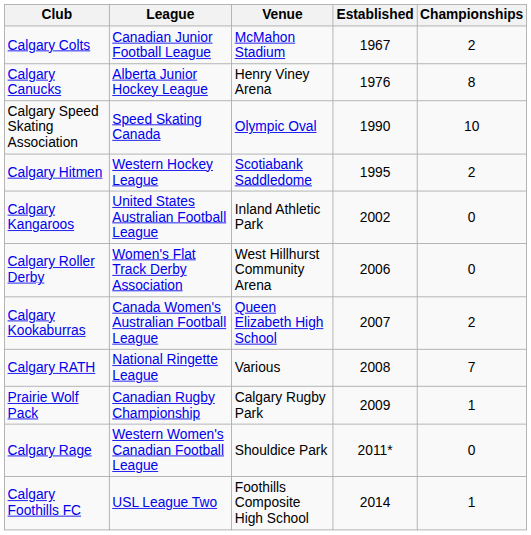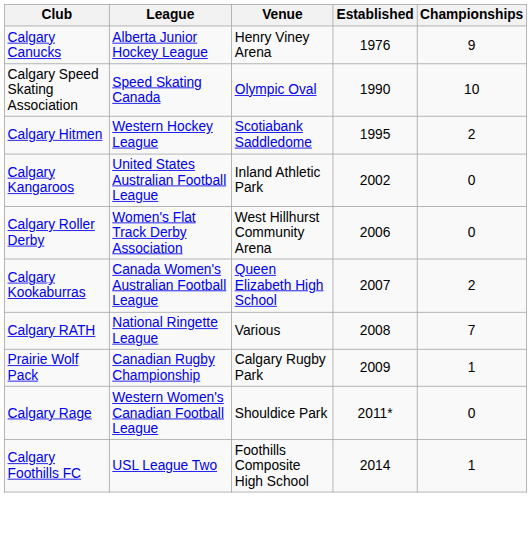- row: (49, 44)
(472, 82) 8 -> (472, 44) 9
